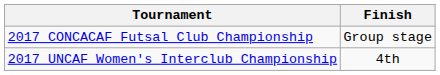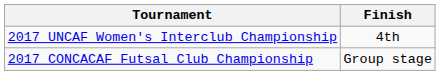rows swapped: (160, 37) <-> (172, 59)
